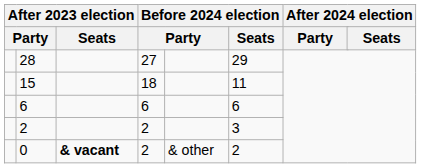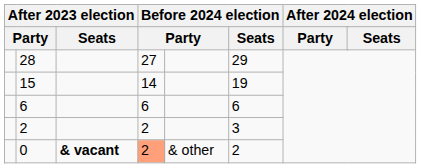(149, 83) 18 -> (149, 83) 14
(239, 83) 11 -> (240, 83) 19
(145, 151) no background -> (145, 151) lightsalmon background
